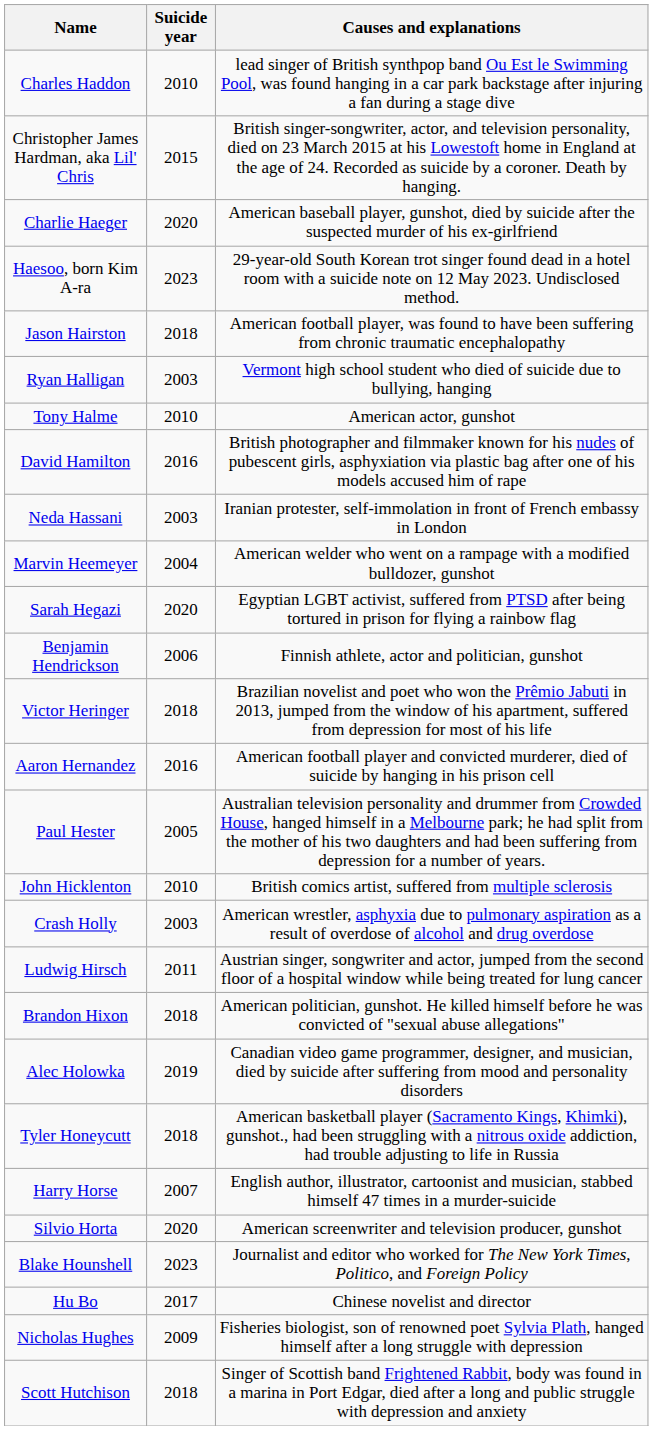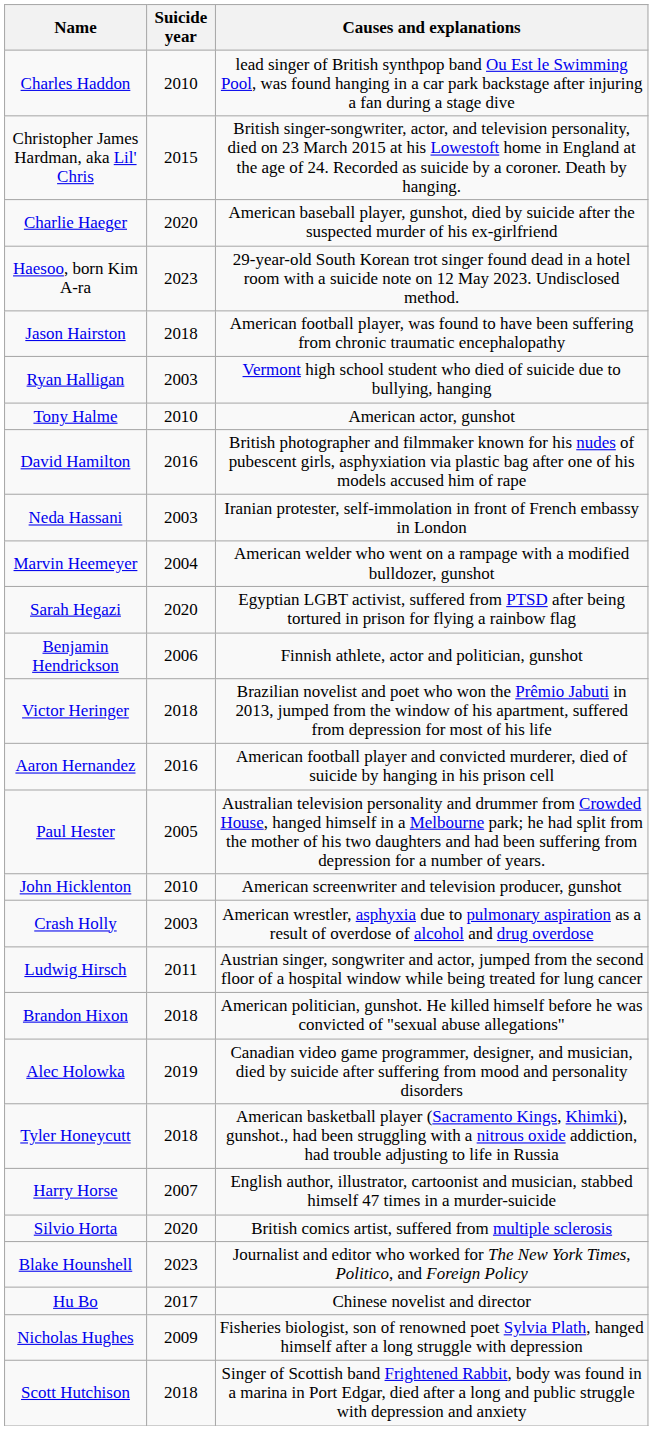(432, 887) British comics artist, suffered from multiple sclerosis -> (432, 887) American screenwriter and television producer, gunshot
(432, 1228) American screenwriter and television producer, gunshot -> (432, 1228) British comics artist, suffered from multiple sclerosis
